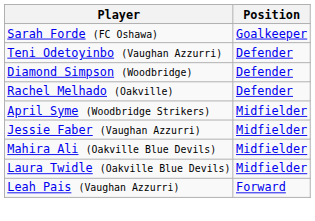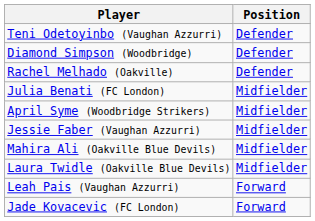- row: (83, 33)
+ row: (86, 91)
+ row: (93, 207)
